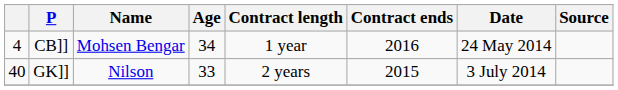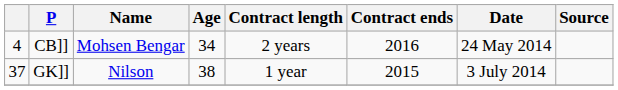(286, 44) 1 year -> (286, 44) 2 years
(17, 71) 40 -> (17, 71) 37
(207, 71) 33 -> (207, 71) 38
(286, 71) 2 years -> (286, 71) 1 year
